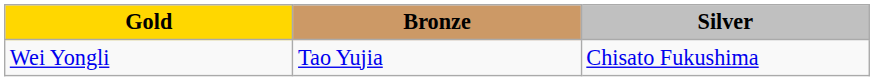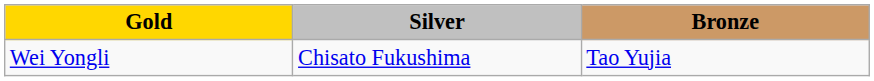columns swapped: (725, 22) <-> (437, 22)
